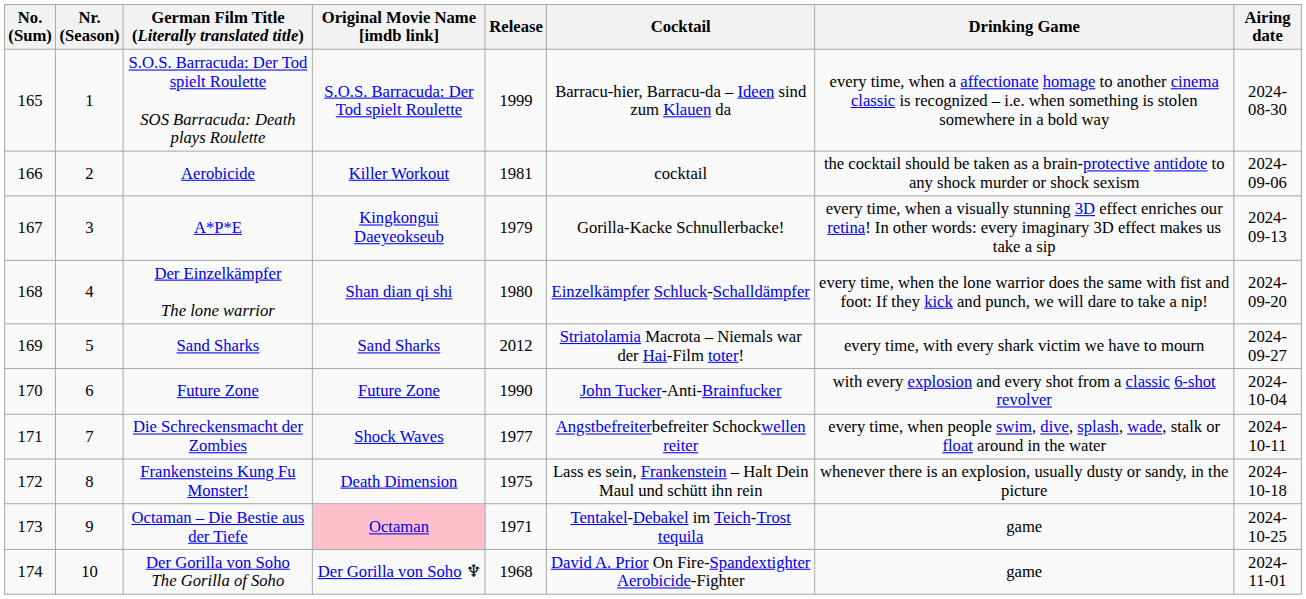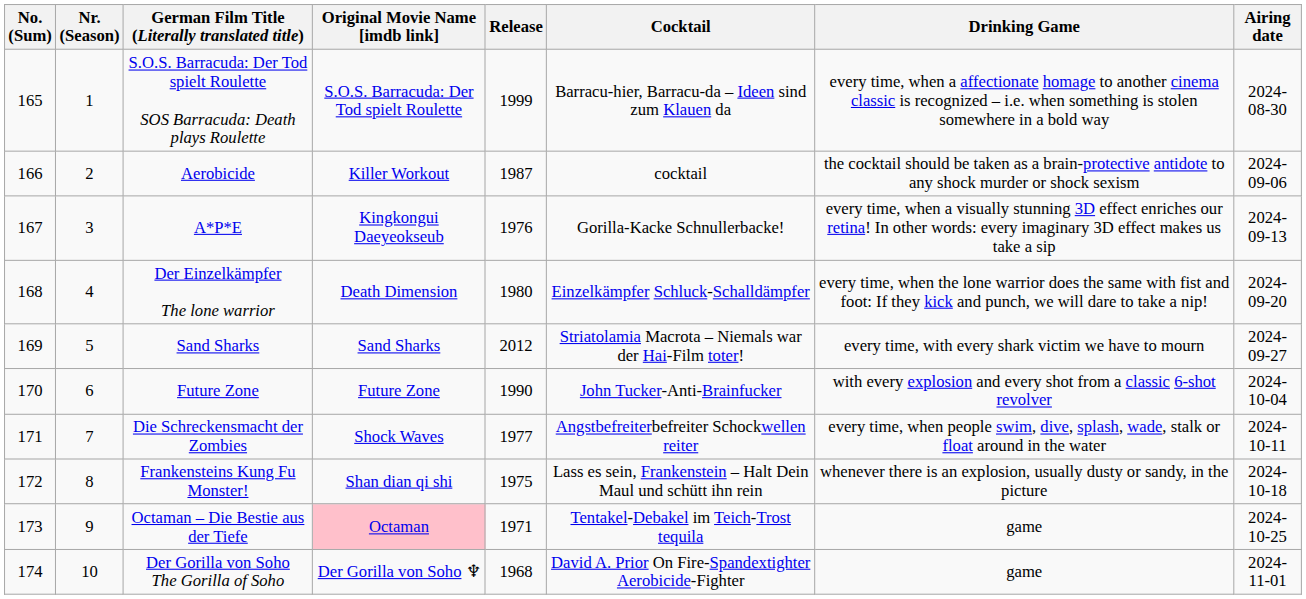(516, 173) 1981 -> (516, 173) 1987
(516, 227) 1979 -> (516, 227) 1976
(399, 291) Shan dian qi shi -> (399, 291) Death Dimension
(399, 481) Death Dimension -> (399, 481) Shan dian qi shi
